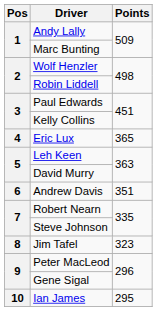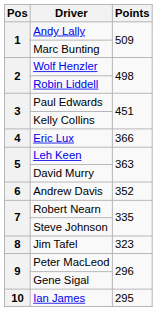(124, 137) 365 -> (124, 137) 366
(124, 191) 351 -> (124, 191) 352
